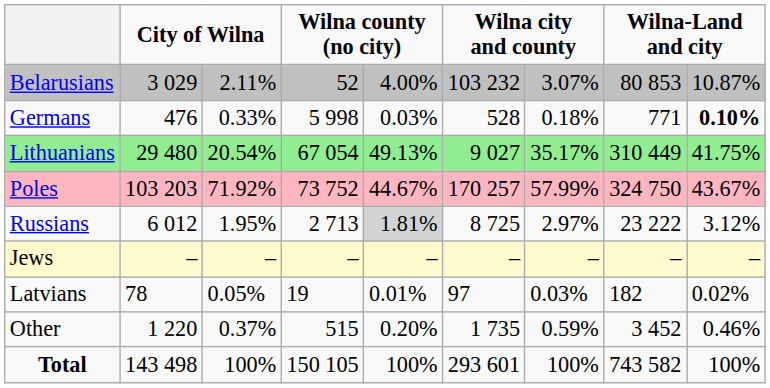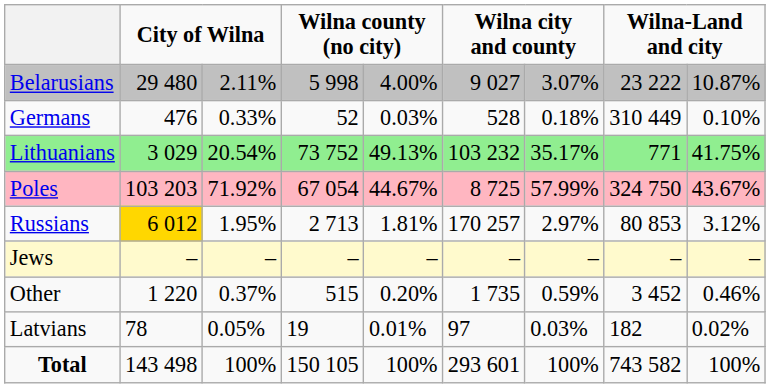(172, 82) 3 029 -> (167, 82) 29 480
(348, 82) 52 -> (334, 82) 5 998
(484, 82) 103 232 -> (495, 82) 9 027
(651, 82) 80 853 -> (651, 82) 23 222
(334, 117) 5 998 -> (348, 117) 52
(665, 117) 771 -> (645, 117) 310 449
(730, 117) bold -> (732, 117) normal
(167, 152) 29 480 -> (172, 152) 3 029
(328, 152) 67 054 -> (328, 152) 73 752
(495, 152) 9 027 -> (484, 152) 103 232
(645, 152) 310 449 -> (665, 152) 771
(328, 188) 73 752 -> (328, 188) 67 054
(484, 188) 170 257 -> (495, 188) 8 725
(172, 223) no background -> (172, 223) gold background
(409, 223) lightgrey background -> (409, 223) no background
(495, 223) 8 725 -> (484, 223) 170 257
(651, 223) 23 222 -> (651, 223) 80 853
rows swapped: (48, 294) <-> (35, 329)
